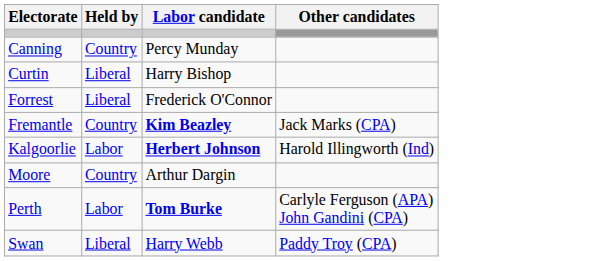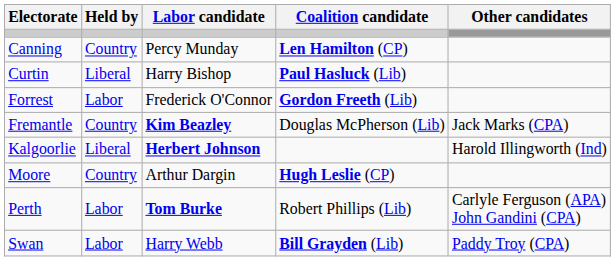+ column: (362, 17)
(108, 99) Liberal -> (104, 99) Labor
(104, 149) Labor -> (108, 149) Liberal
(108, 243) Liberal -> (104, 243) Labor
